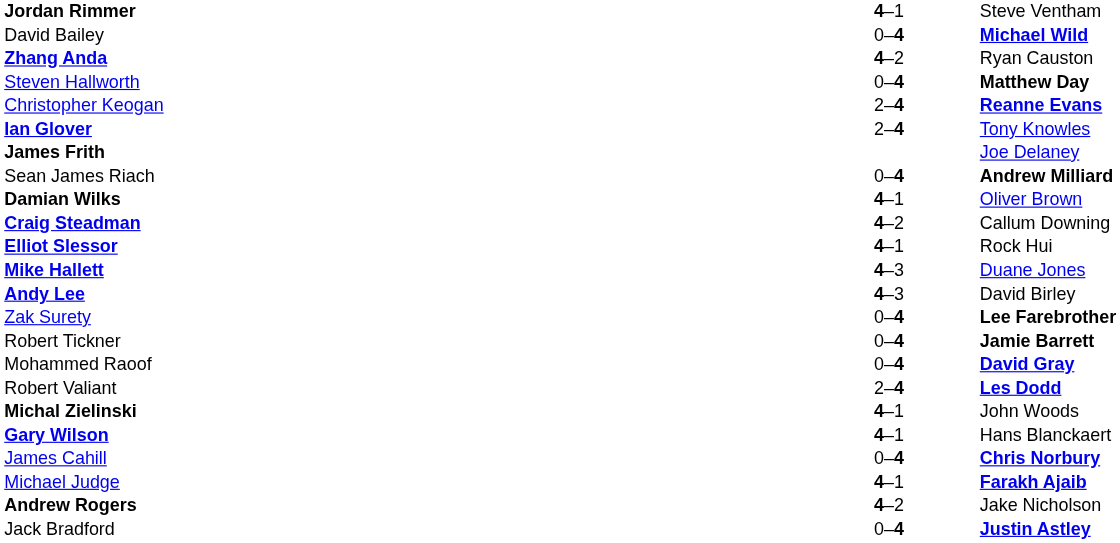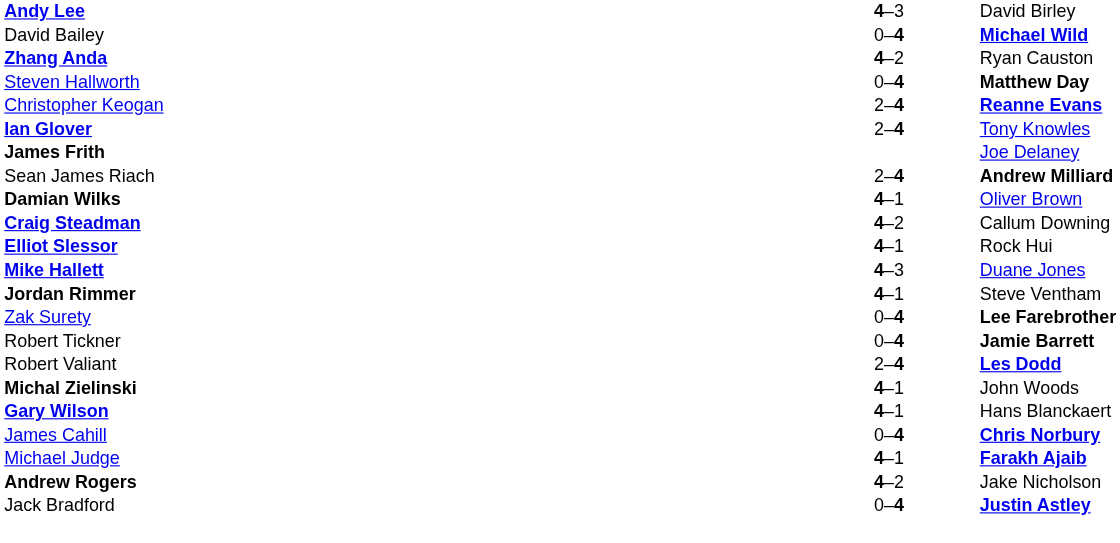rows swapped: (45, 293) <-> (70, 11)
(889, 176) 0–4 -> (889, 176) 2–4
- row: (78, 364)
